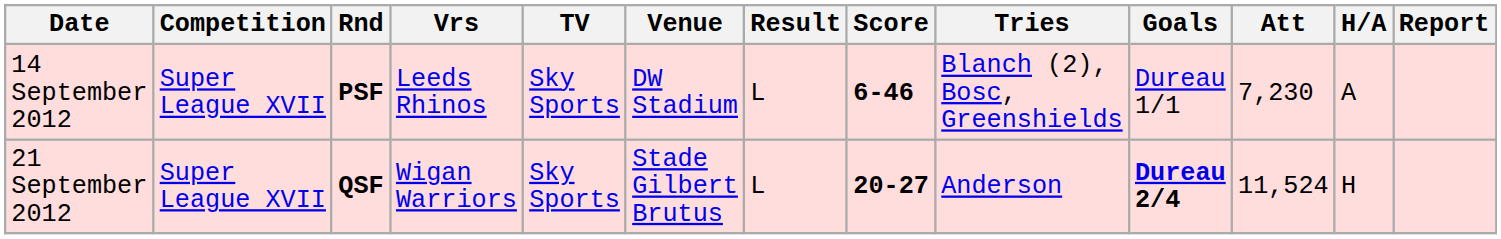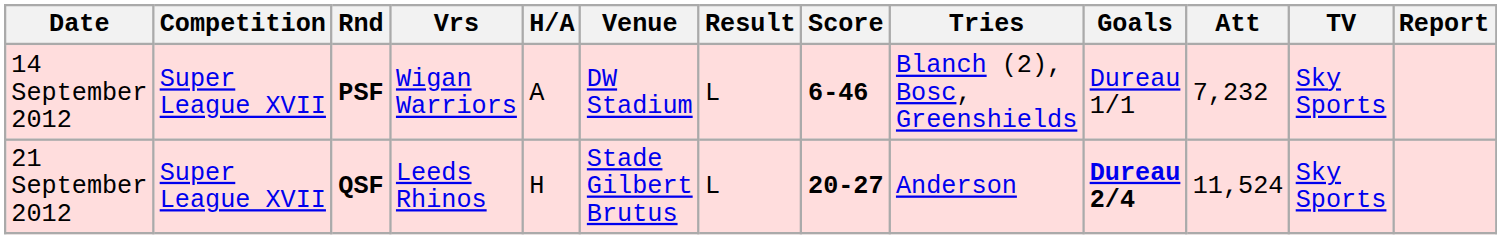columns swapped: (1364, 25) <-> (575, 25)
(441, 92) Leeds Rhinos -> (456, 92) Wigan Warriors
(1276, 92) 7,230 -> (1230, 92) 7,232
(456, 186) Wigan Warriors -> (441, 186) Leeds Rhinos
